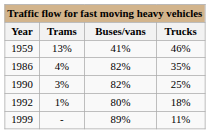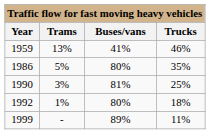(62, 66) 4% -> (62, 66) 5%
(120, 66) 82% -> (120, 66) 80%
(120, 84) 82% -> (120, 84) 81%
